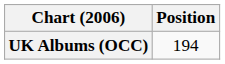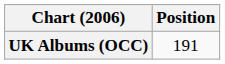(186, 45) 194 -> (186, 45) 191
